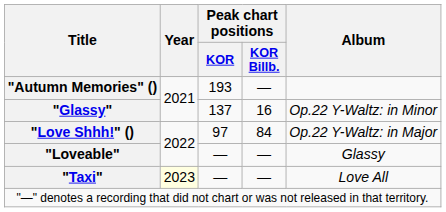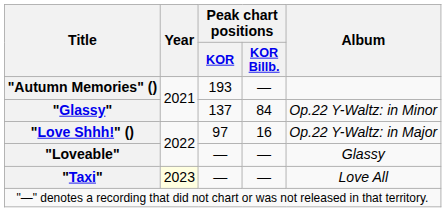(264, 110) 16 -> (264, 110) 84
(264, 132) 84 -> (264, 132) 16
